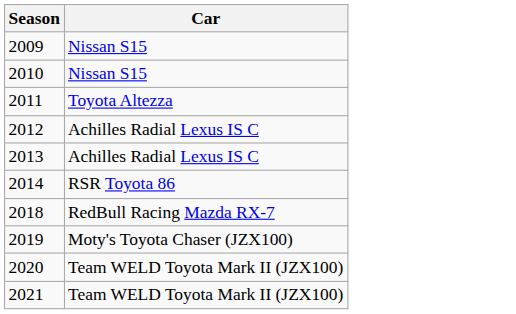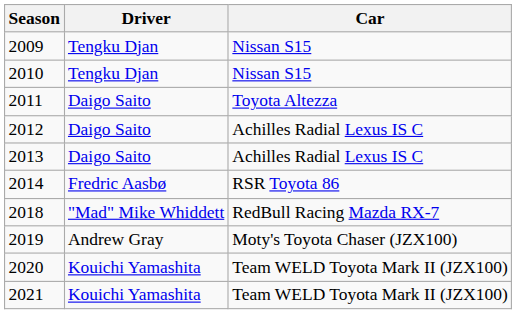+ column: (146, 18)
